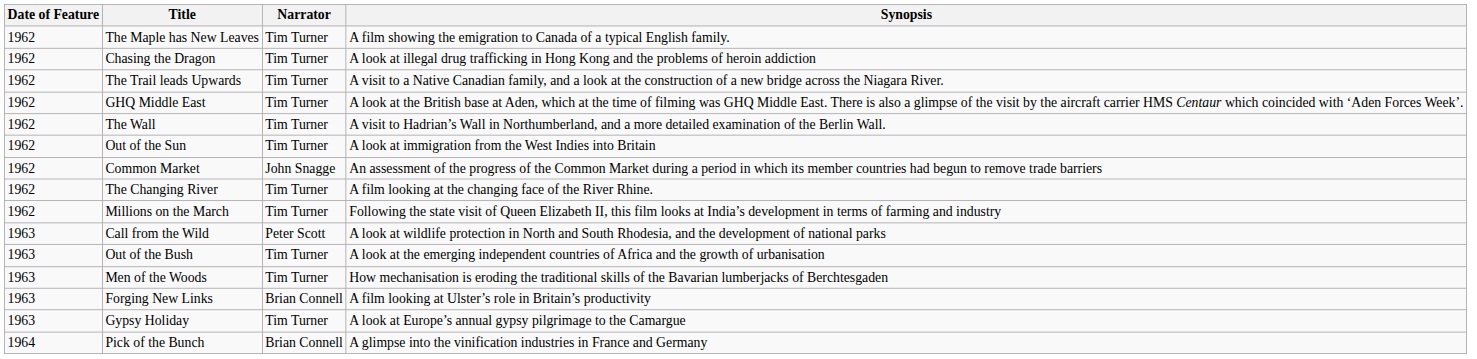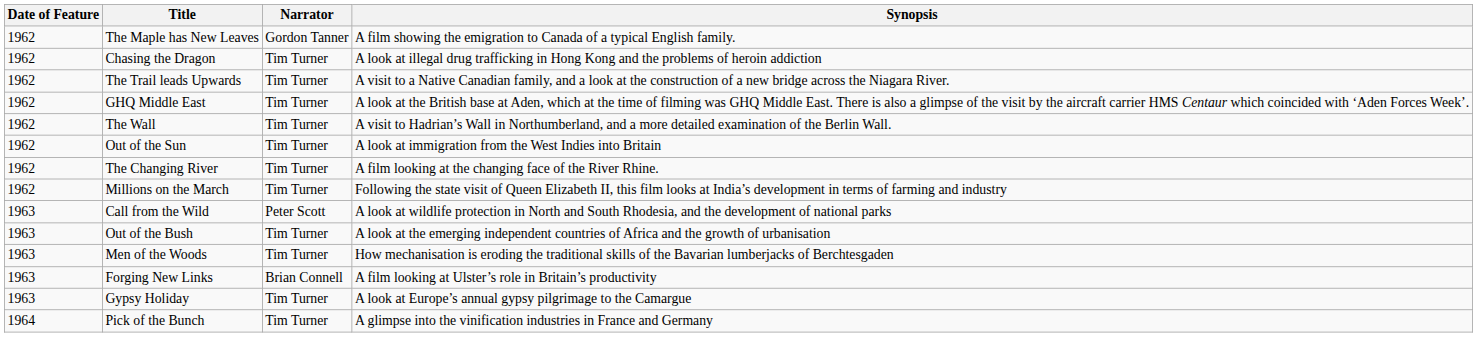(297, 37) Tim Turner -> (307, 37) Gordon Tanner
- row: (153, 168)
(304, 342) Brian Connell -> (297, 320) Tim Turner
